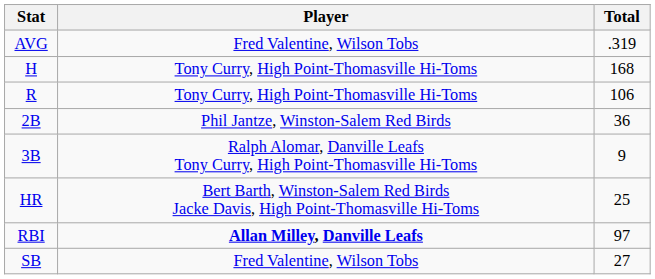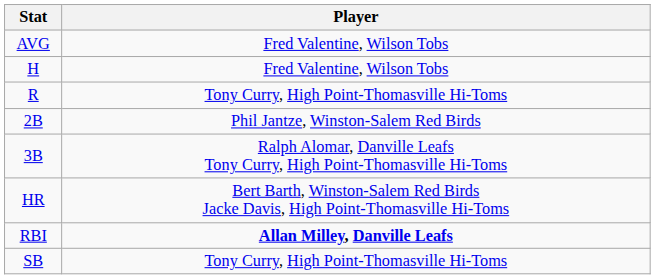- column: (622, 17)
(326, 69) Tony Curry, High Point-Thomasville Hi-Toms -> (356, 69) Fred Valentine, Wilson Tobs
(326, 261) Fred Valentine, Wilson Tobs -> (356, 261) Tony Curry, High Point-Thomasville Hi-Toms
